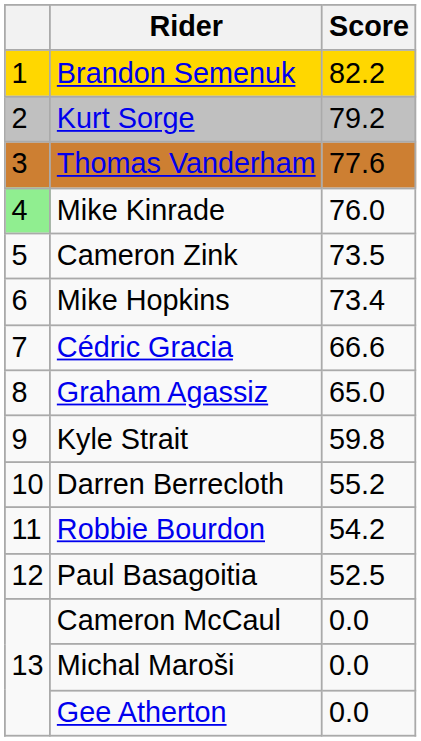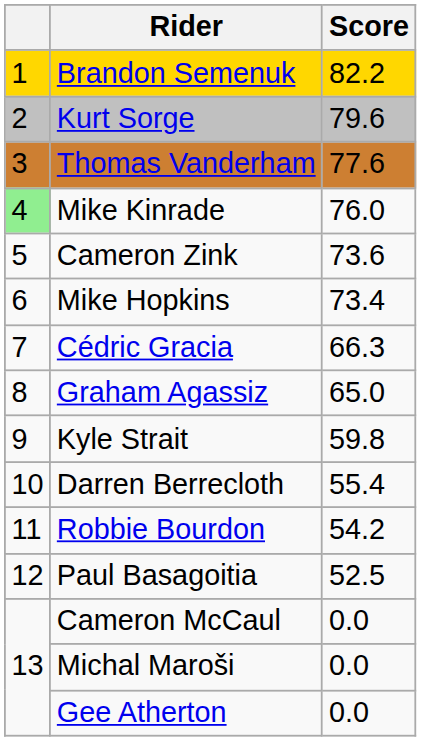(357, 118) 79.2 -> (357, 118) 79.6
(357, 255) 73.5 -> (357, 255) 73.6
(357, 347) 66.6 -> (357, 347) 66.3
(357, 484) 55.2 -> (357, 484) 55.4
